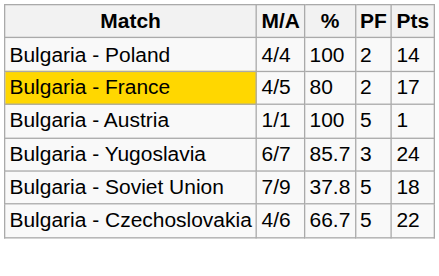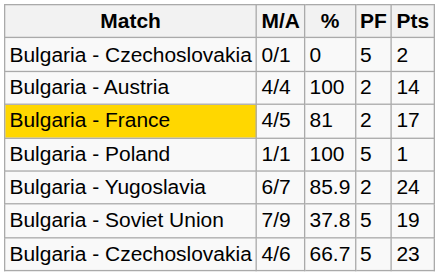+ row: (276, 54)
(90, 54) Bulgaria - Poland -> (89, 87) Bulgaria - Austria
(321, 87) 80 -> (321, 120) 81
(89, 120) Bulgaria - Austria -> (90, 154) Bulgaria - Poland
(330, 154) 85.7 -> (330, 187) 85.9
(366, 154) 3 -> (366, 187) 2
(408, 187) 18 -> (408, 220) 19
(408, 220) 22 -> (408, 253) 23
